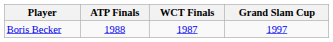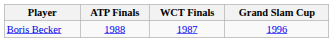(277, 29) 1997 -> (277, 29) 1996
